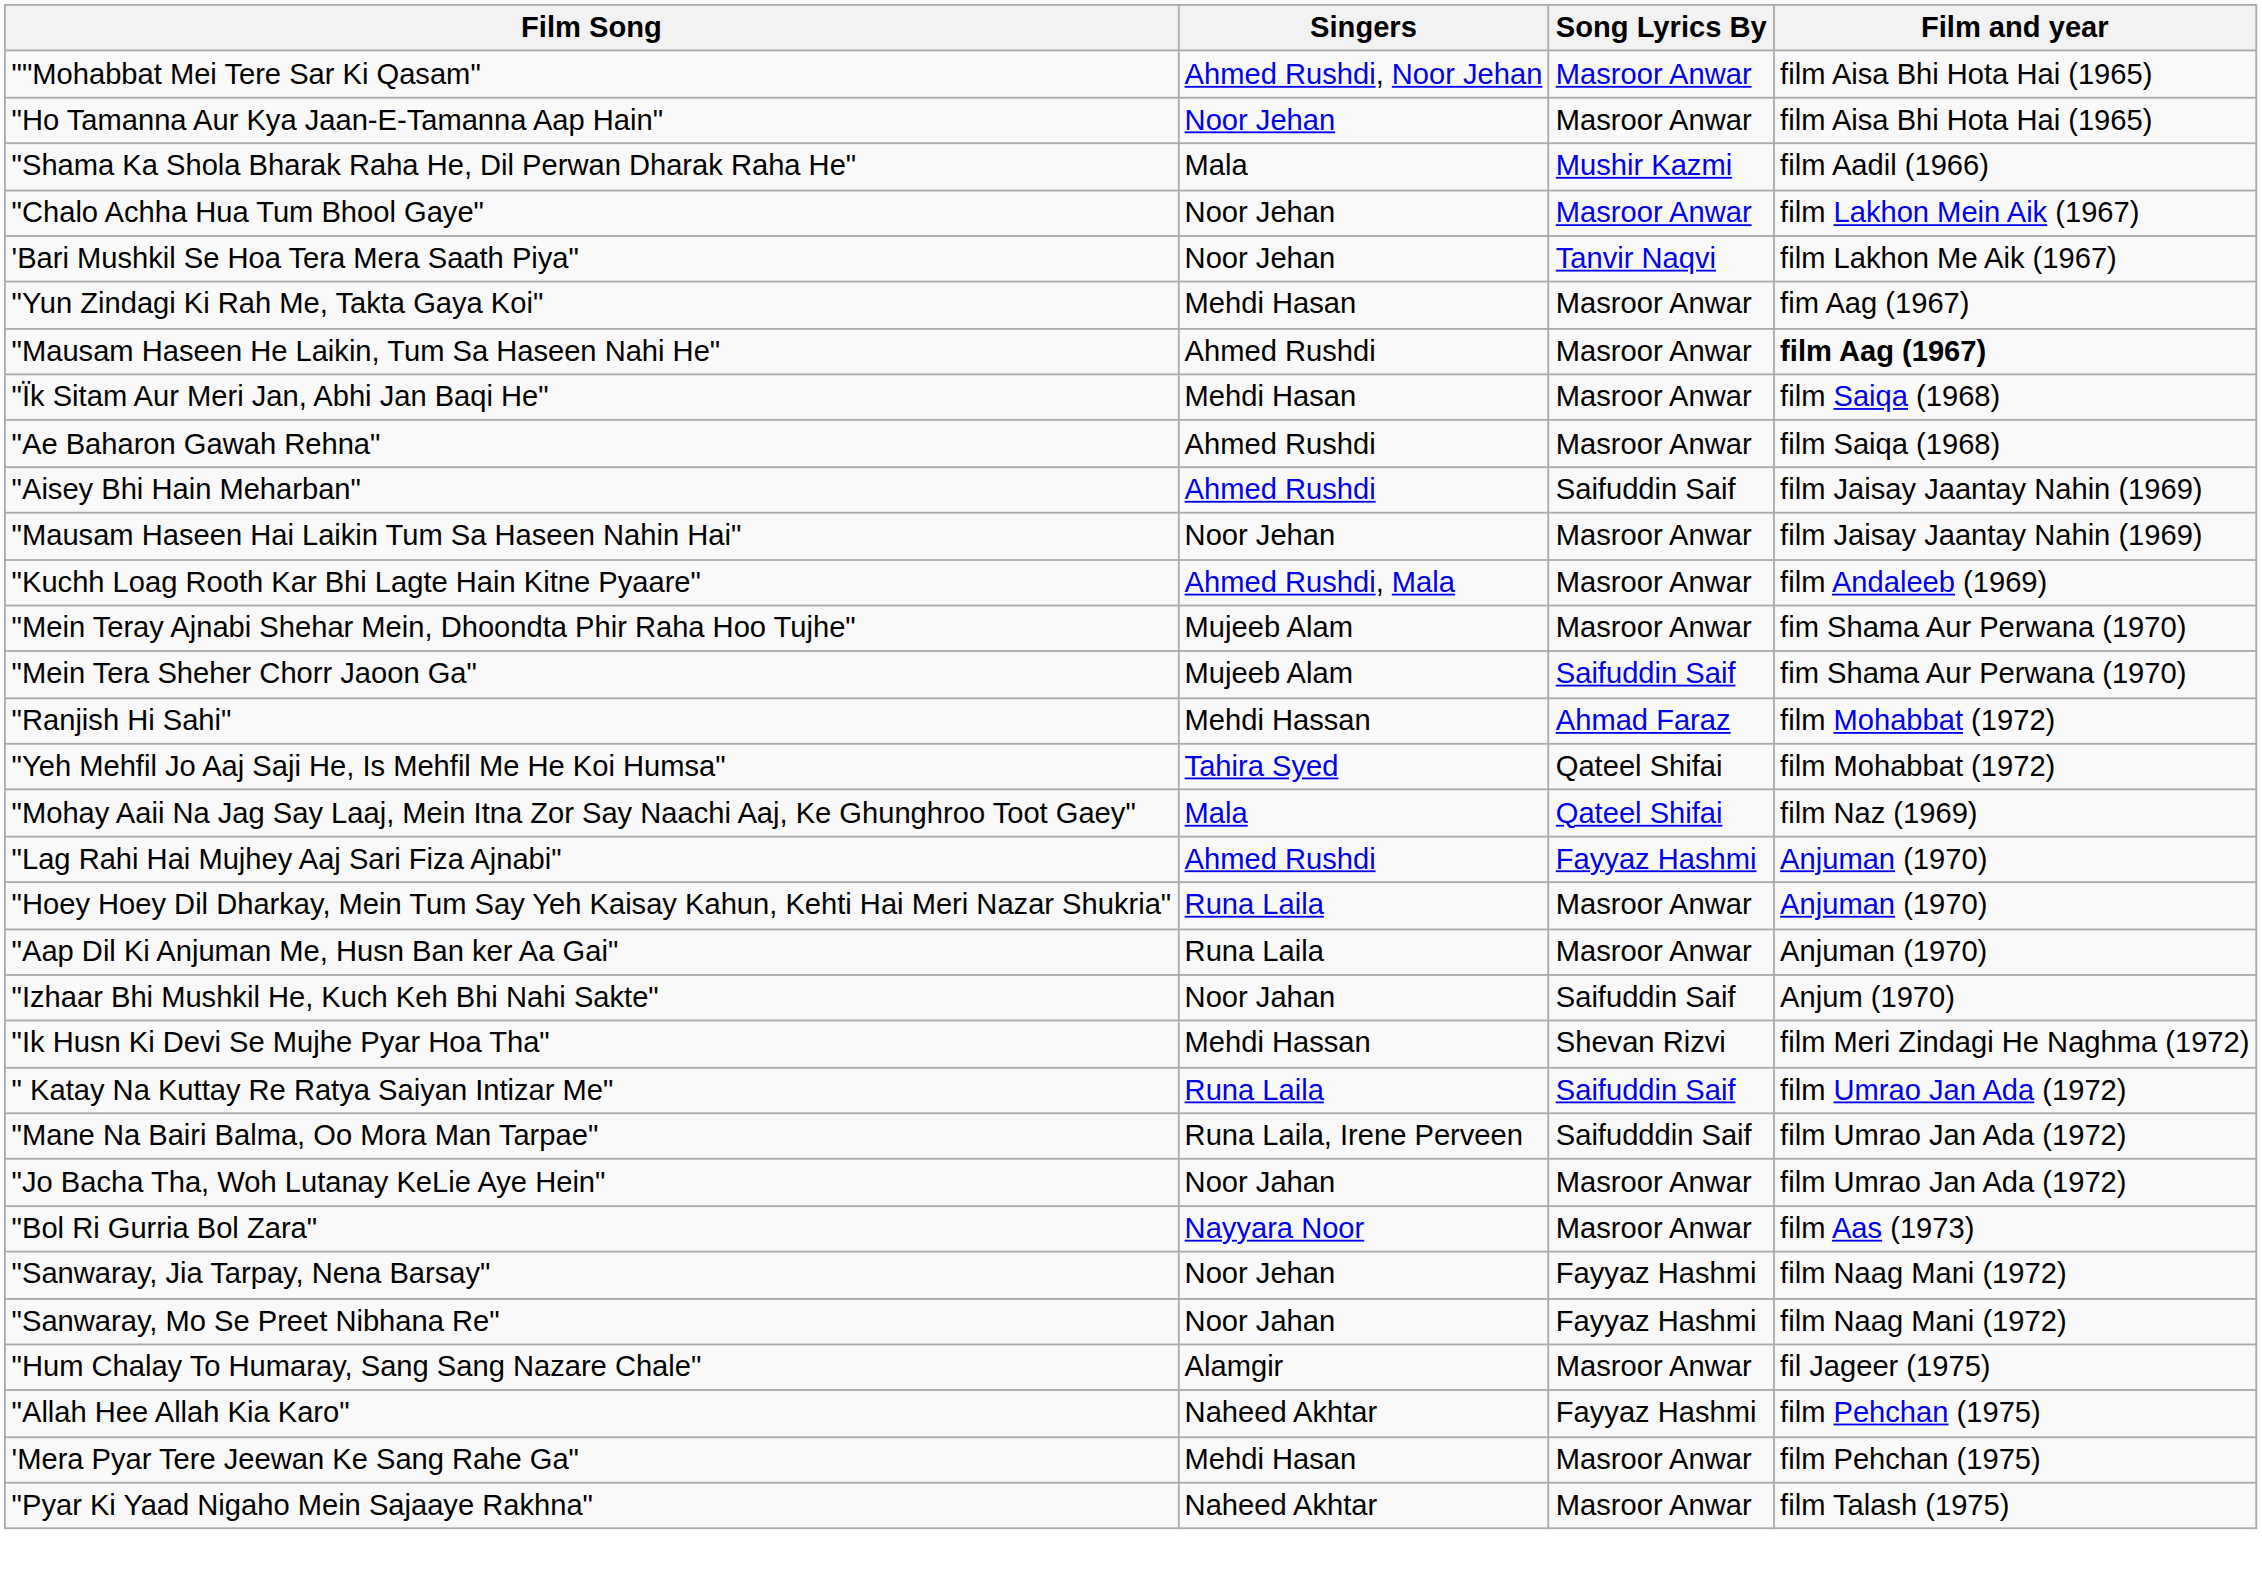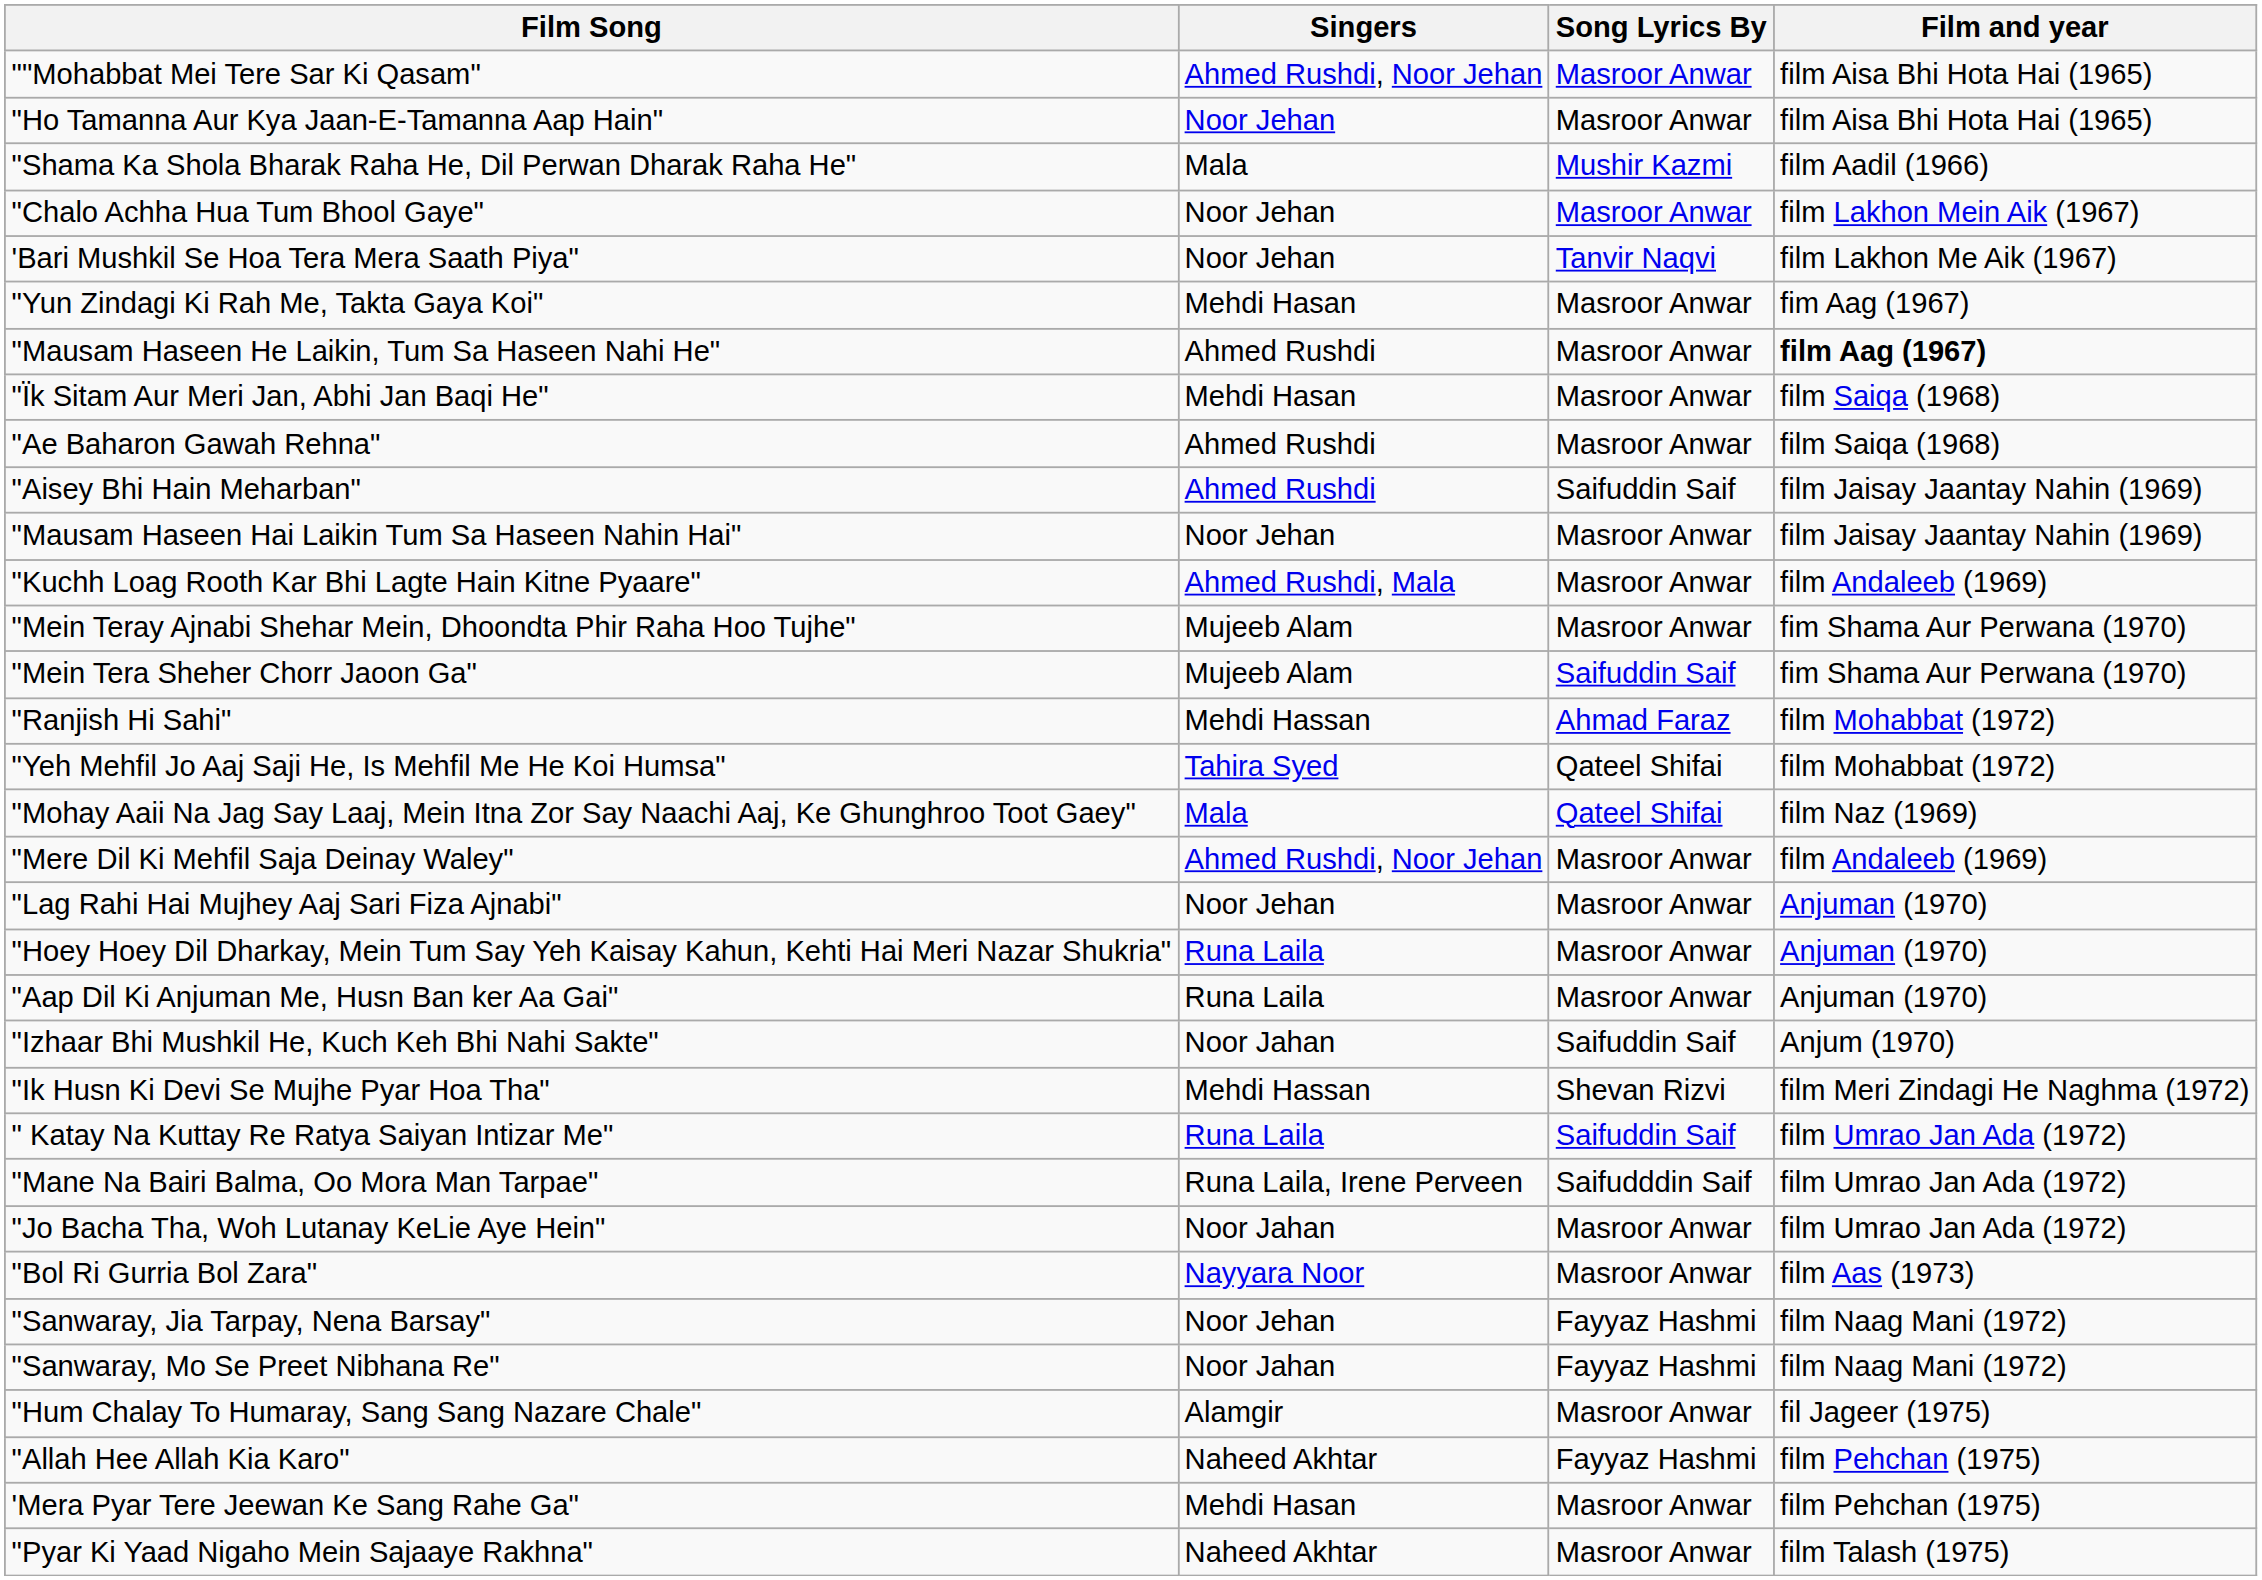+ row: (263, 858)
(1280, 858) Ahmed Rushdi -> (1260, 905) Noor Jehan
(1656, 858) Fayyaz Hashmi -> (1654, 905) Masroor Anwar
